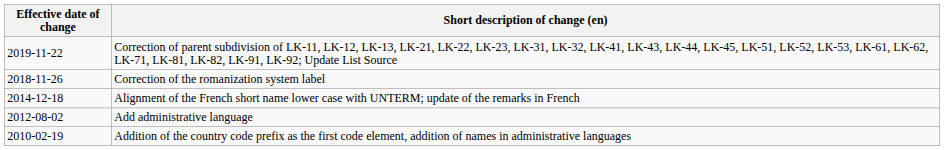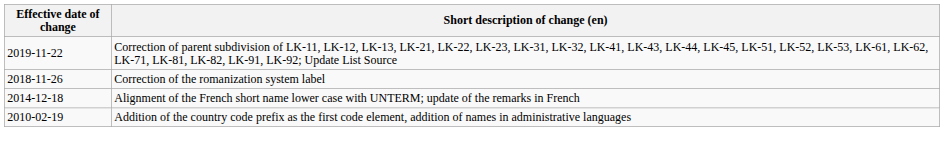- row: (184, 117)
